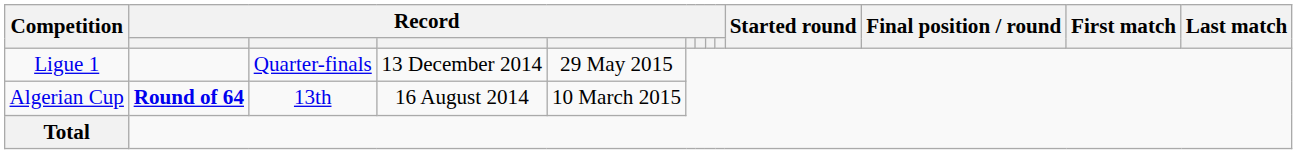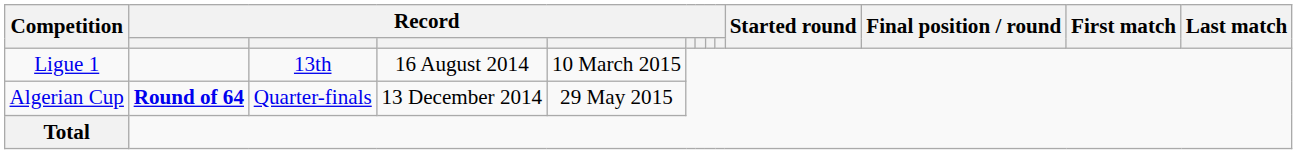(313, 64) Quarter-finals -> (313, 64) 13th
(462, 64) 13 December 2014 -> (462, 64) 16 August 2014
(616, 64) 29 May 2015 -> (616, 64) 10 March 2015
(313, 97) 13th -> (313, 97) Quarter-finals
(462, 97) 16 August 2014 -> (462, 97) 13 December 2014
(616, 97) 10 March 2015 -> (616, 97) 29 May 2015
